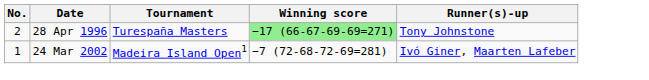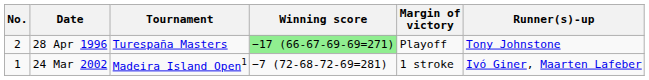+ column: (430, 20)
